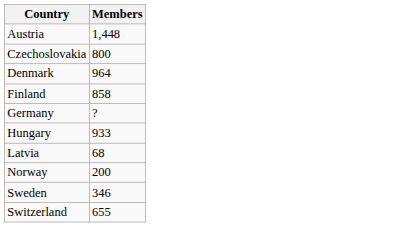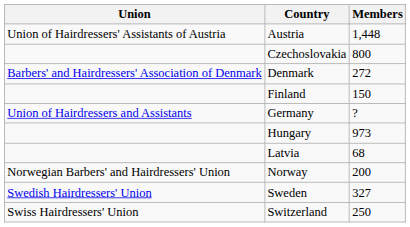+ column: (134, 14)
(101, 73) 964 -> (362, 73) 272
(101, 93) 858 -> (362, 93) 150
(101, 133) 933 -> (362, 133) 973
(101, 192) 346 -> (362, 192) 327
(101, 212) 655 -> (362, 212) 250
